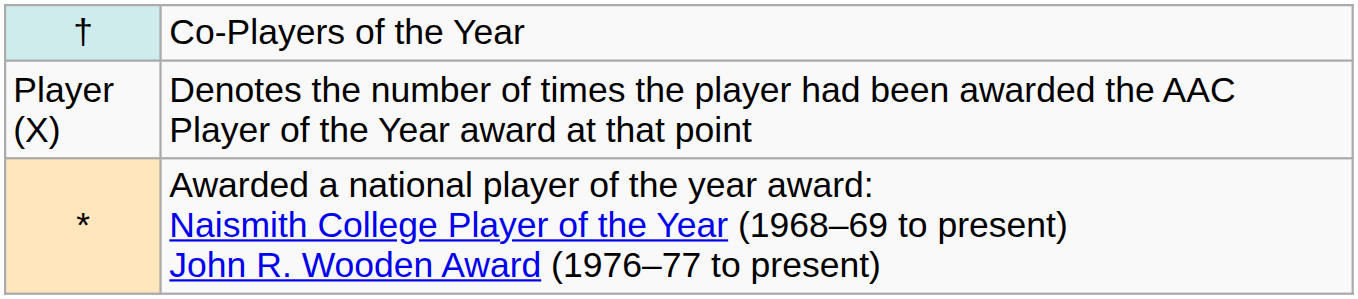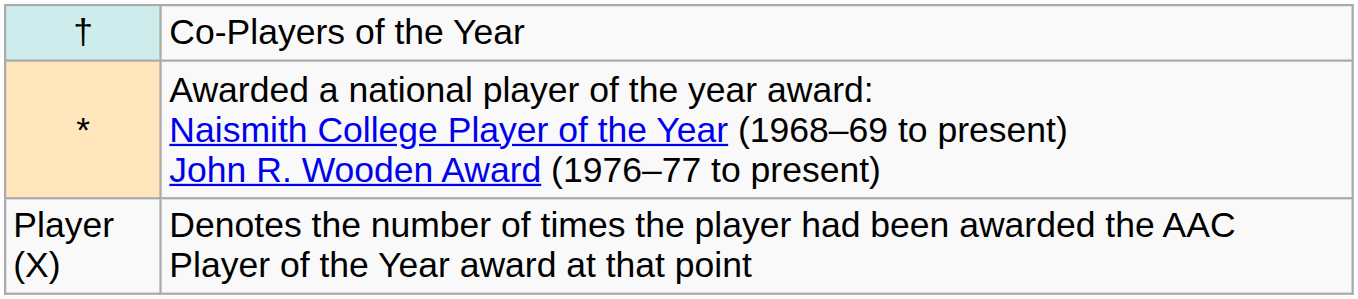rows swapped: (83, 225) <-> (64, 108)
